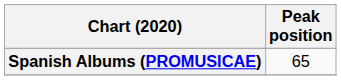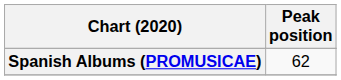(301, 61) 65 -> (301, 61) 62
